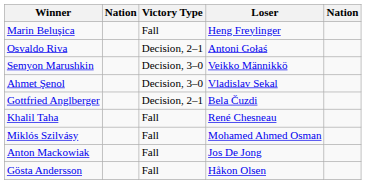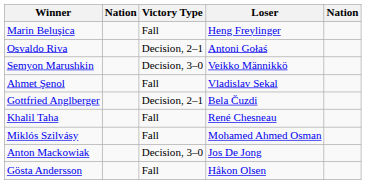(172, 83) Decision, 3–0 -> (150, 83) Fall
(150, 153) Fall -> (172, 153) Decision, 3–0
